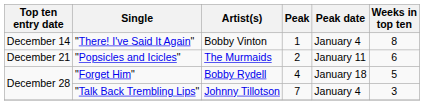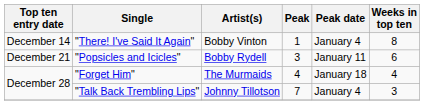(238, 58) The Murmaids -> (235, 58) Bobby Rydell
(297, 58) 2 -> (297, 58) 3
(235, 74) Bobby Rydell -> (238, 74) The Murmaids
(394, 74) 5 -> (394, 74) 4
